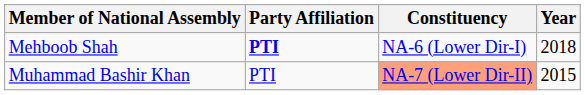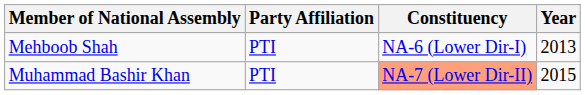(264, 47) bold -> (263, 47) normal
(558, 47) 2018 -> (558, 47) 2013
